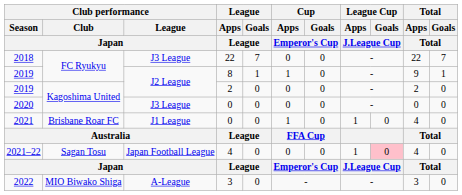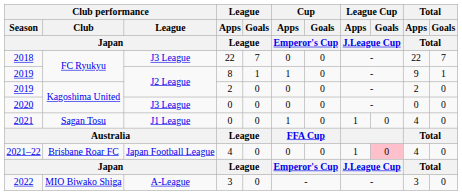(83, 120) Brisbane Roar FC -> (83, 120) Sagan Tosu
(83, 151) Sagan Tosu -> (83, 151) Brisbane Roar FC
